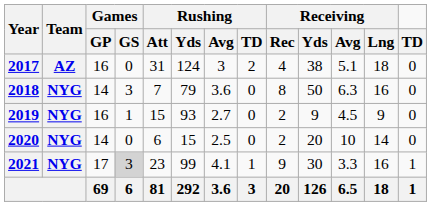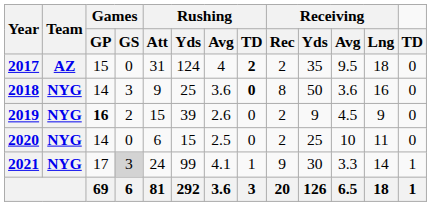(101, 66) 16 -> (101, 66) 15
(221, 66) 3 -> (221, 66) 4
(252, 66) normal -> (252, 66) bold
(282, 66) 4 -> (282, 66) 2
(315, 66) 38 -> (315, 66) 35
(348, 66) 5.1 -> (348, 66) 9.5
(157, 90) 7 -> (157, 90) 9
(188, 90) 79 -> (188, 90) 25
(252, 90) normal -> (252, 90) bold
(348, 90) 6.3 -> (348, 90) 3.6
(101, 115) normal -> (101, 115) bold
(129, 115) 1 -> (129, 115) 2
(188, 115) 93 -> (188, 115) 39
(221, 115) 2.7 -> (221, 115) 2.6
(315, 139) 20 -> (315, 139) 25
(381, 139) 14 -> (381, 139) 11
(157, 164) 23 -> (157, 164) 24
(381, 164) 16 -> (381, 164) 14
